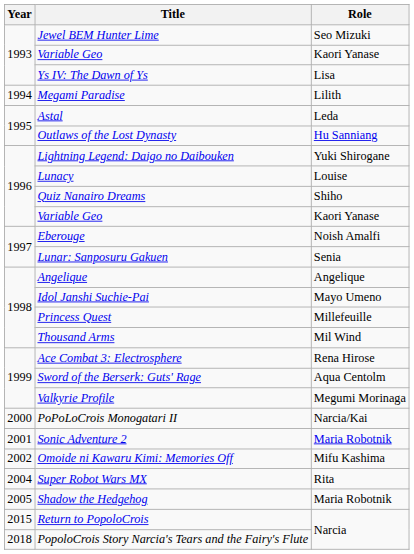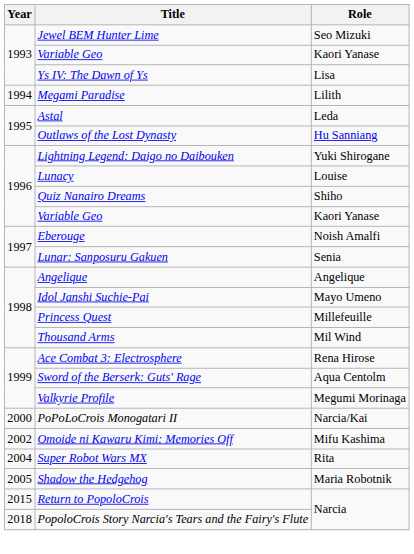- row: (20, 438)
